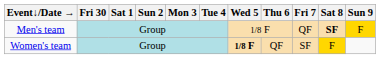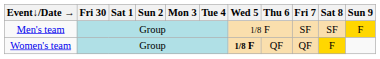(305, 29) QF -> (305, 29) SF
(332, 29) bold -> (332, 29) normal
(305, 45) SF -> (305, 45) QF
